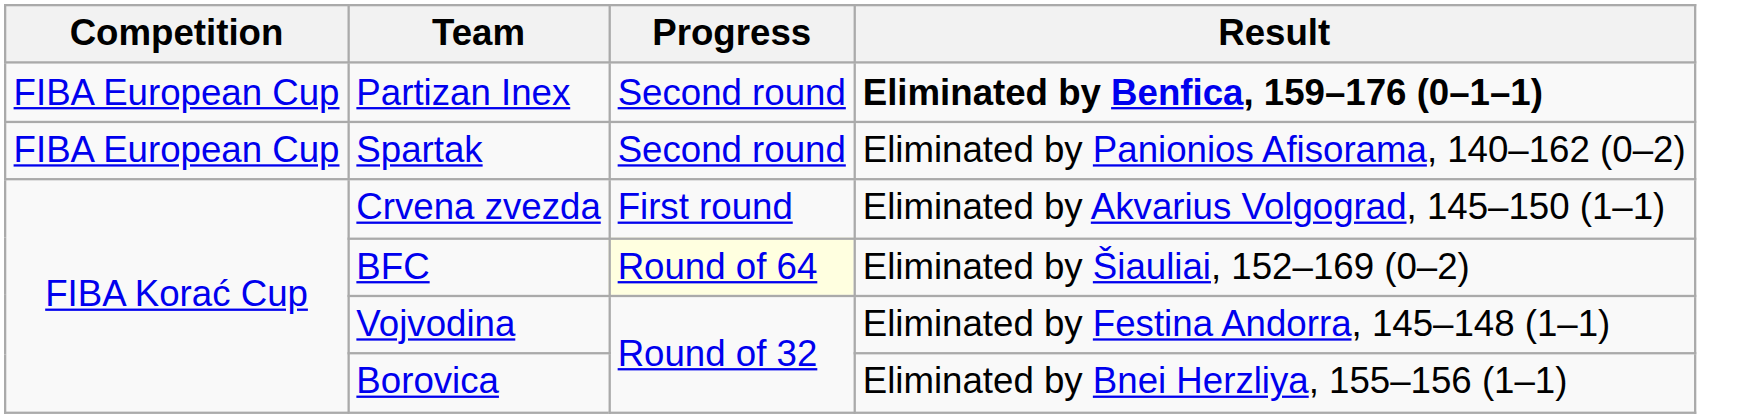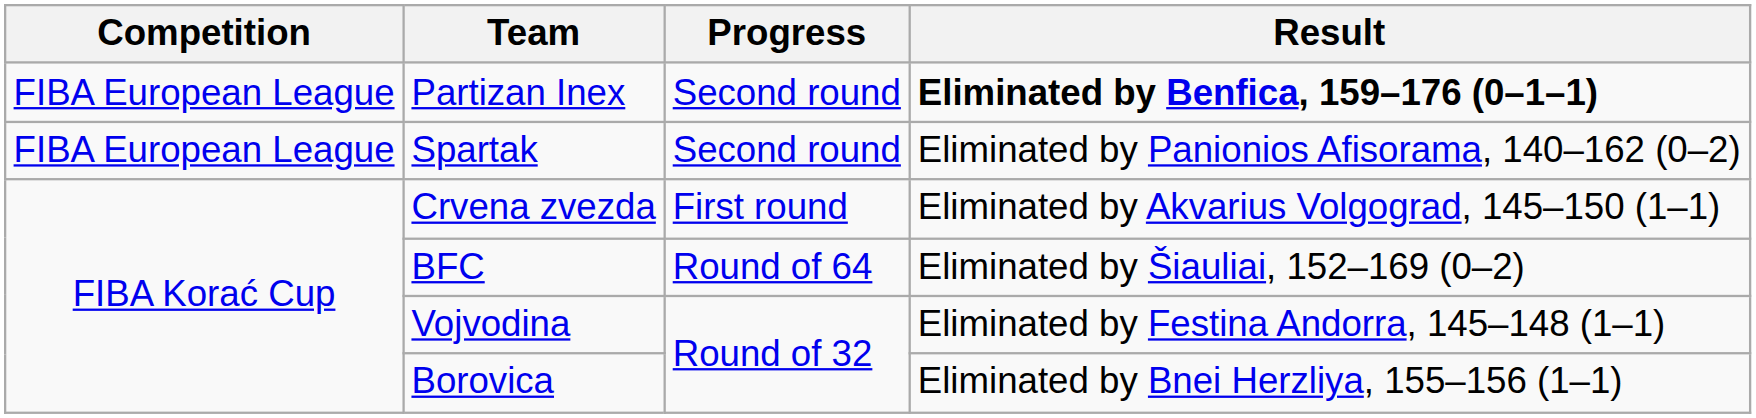(177, 91) FIBA European Cup -> (204, 91) FIBA European League
(177, 149) FIBA European Cup -> (204, 149) FIBA European League
(717, 265) lightyellow background -> (773, 265) no background
